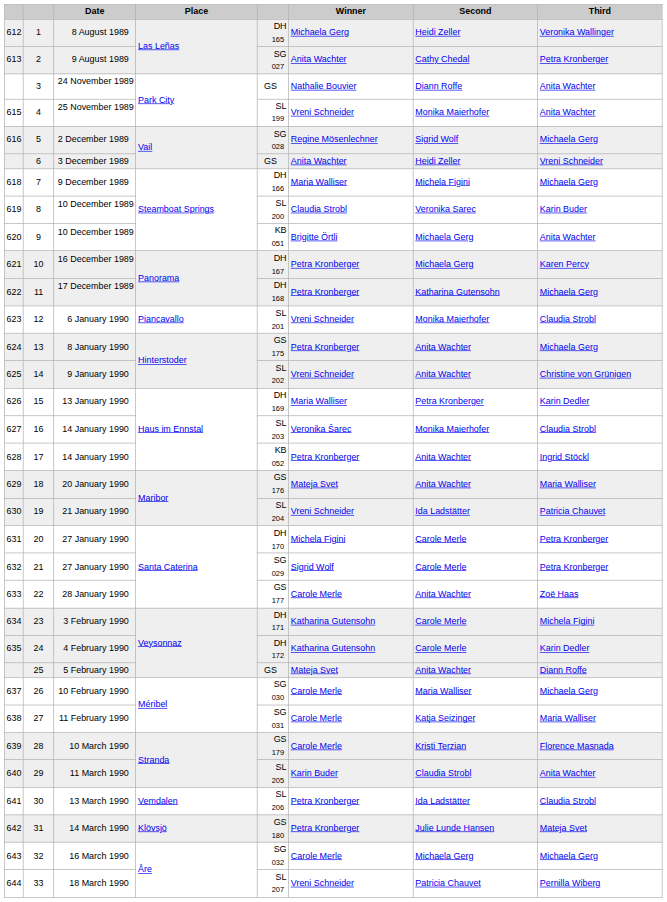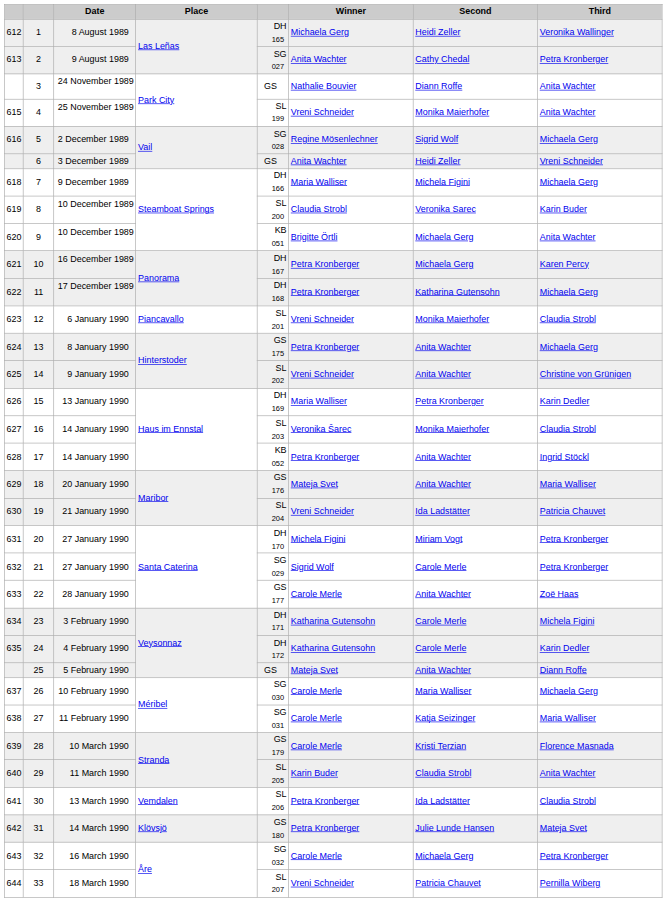(441, 539) Carole Merle -> (439, 539) Miriam Vogt
(569, 855) Michaela Gerg -> (574, 855) Petra Kronberger
